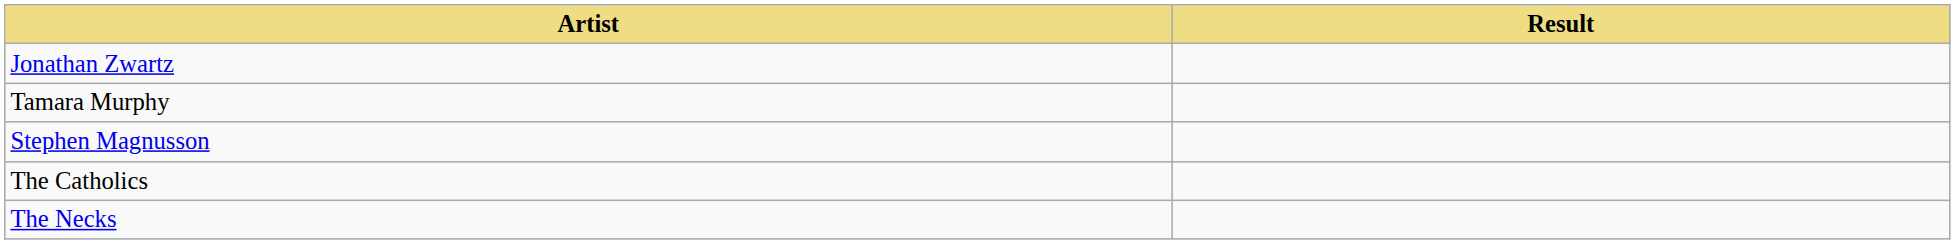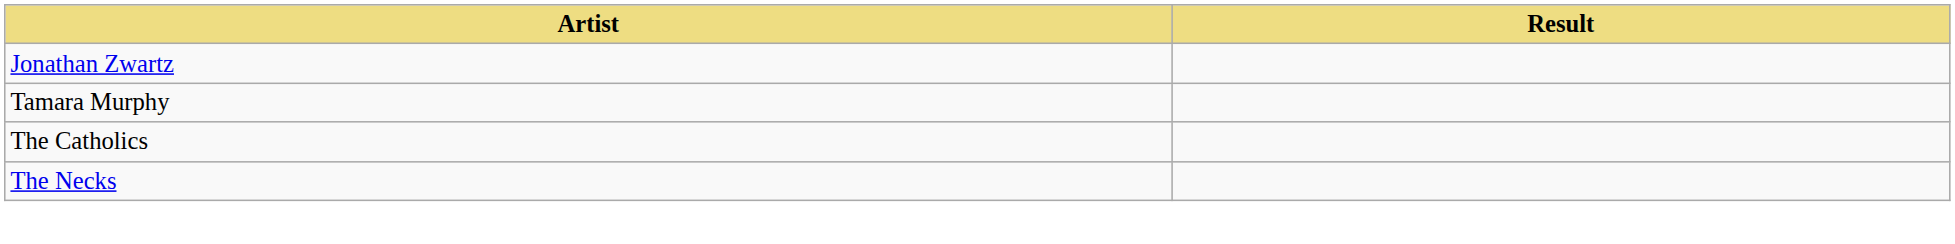- row: (110, 141)
